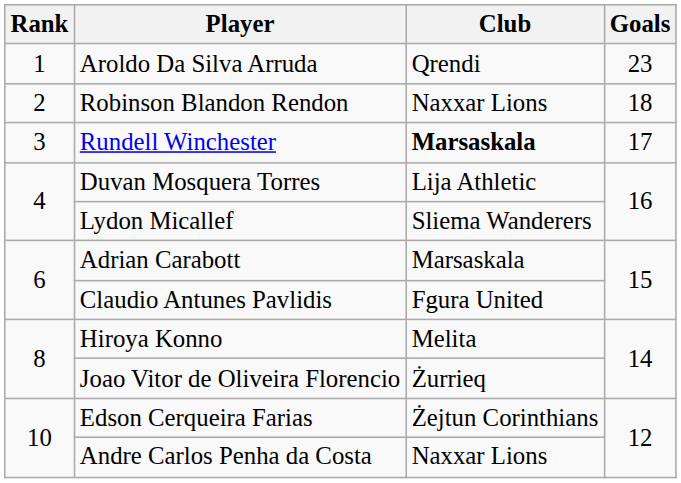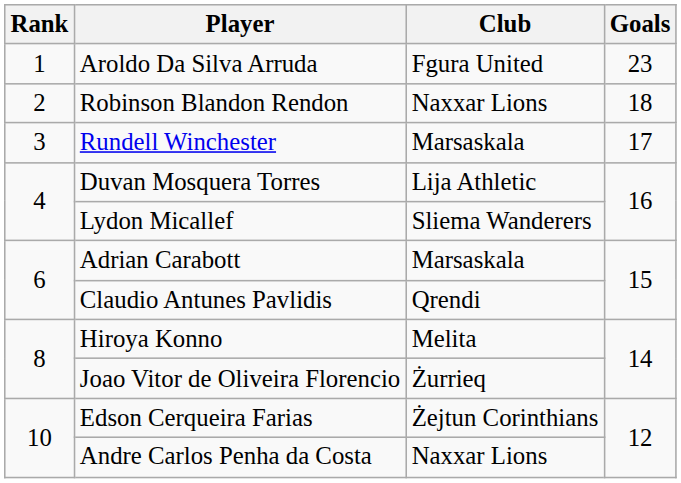(446, 63) Qrendi -> (477, 63) Fgura United
(474, 142) bold -> (468, 142) normal
(477, 299) Fgura United -> (446, 299) Qrendi
